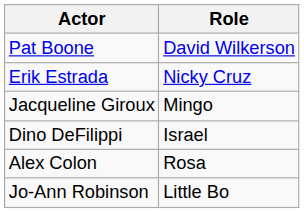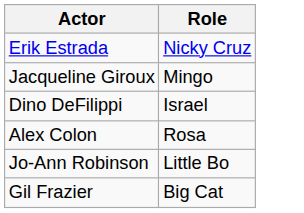- row: (51, 47)
+ row: (51, 192)
